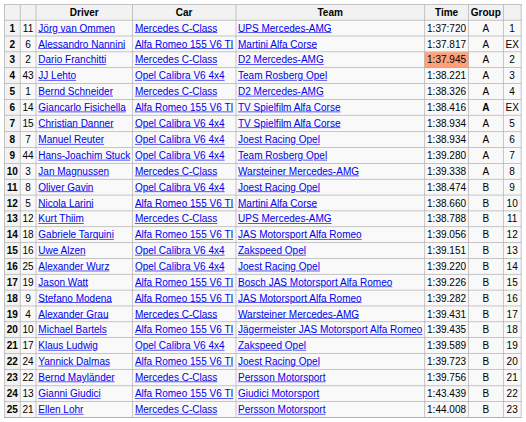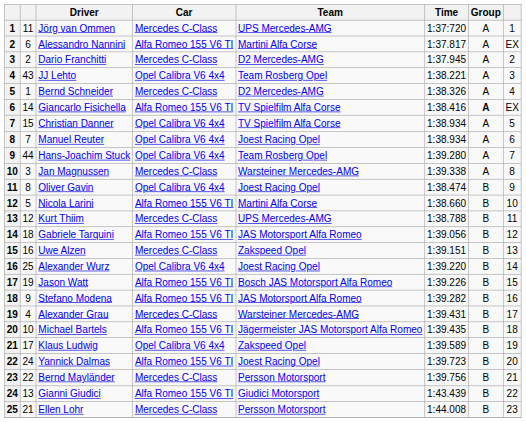(447, 60) lightsalmon background -> (447, 60) no background
(180, 251) Opel Calibra V6 4x4 -> (176, 251) Mercedes C-Class
